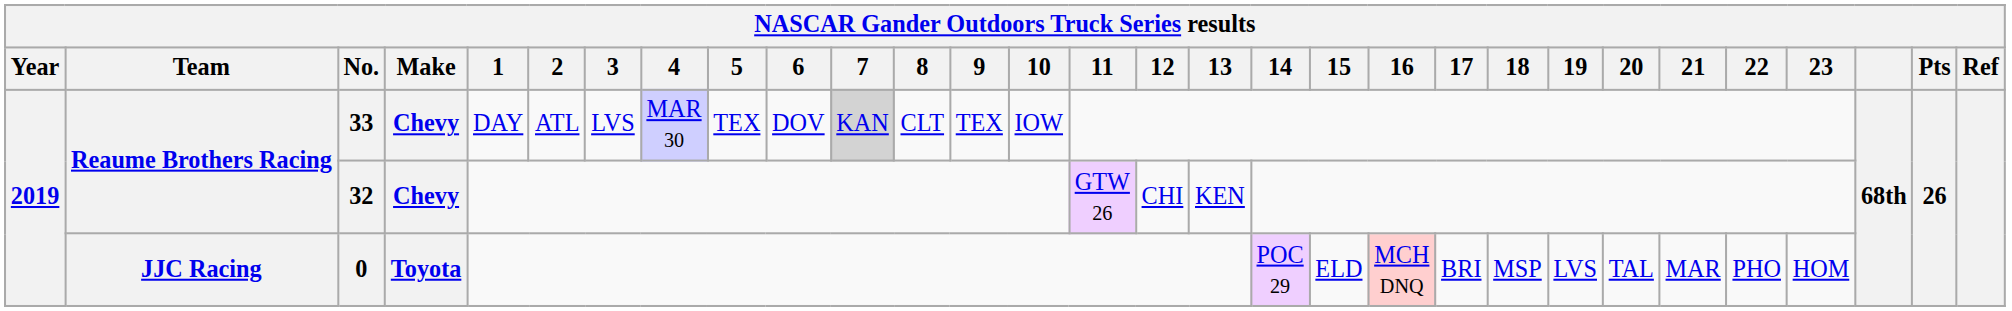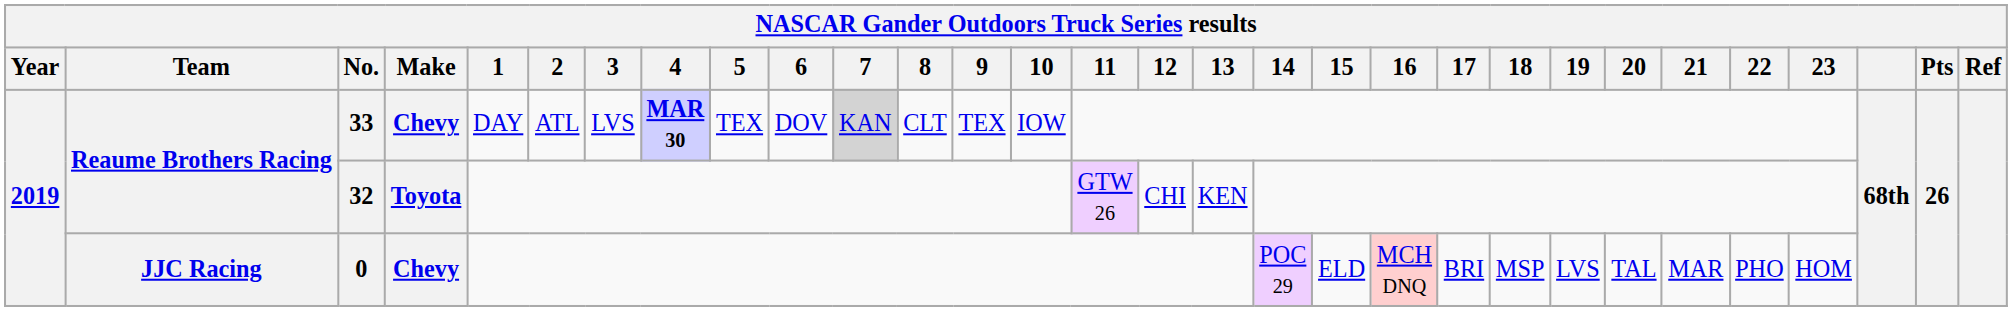(674, 123) normal -> (675, 124) bold
(426, 196) Chevy -> (426, 196) Toyota
(426, 269) Toyota -> (426, 269) Chevy
